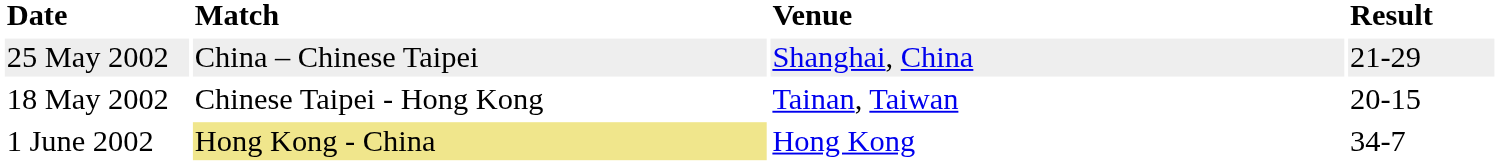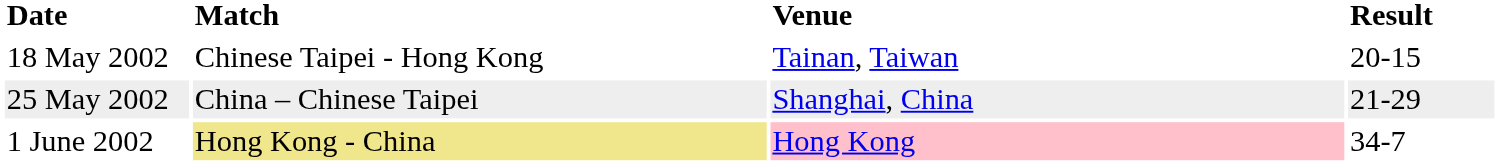rows swapped: (88, 98) <-> (88, 57)
(844, 140) no background -> (844, 140) pink background
